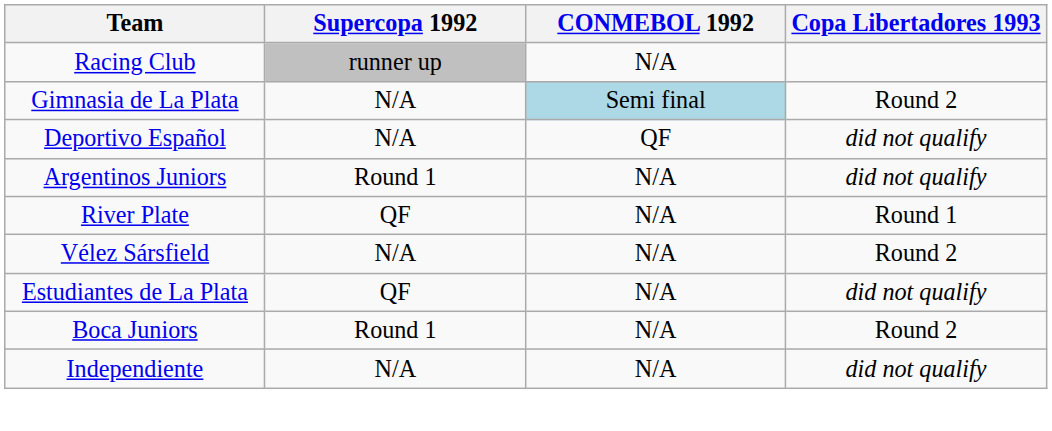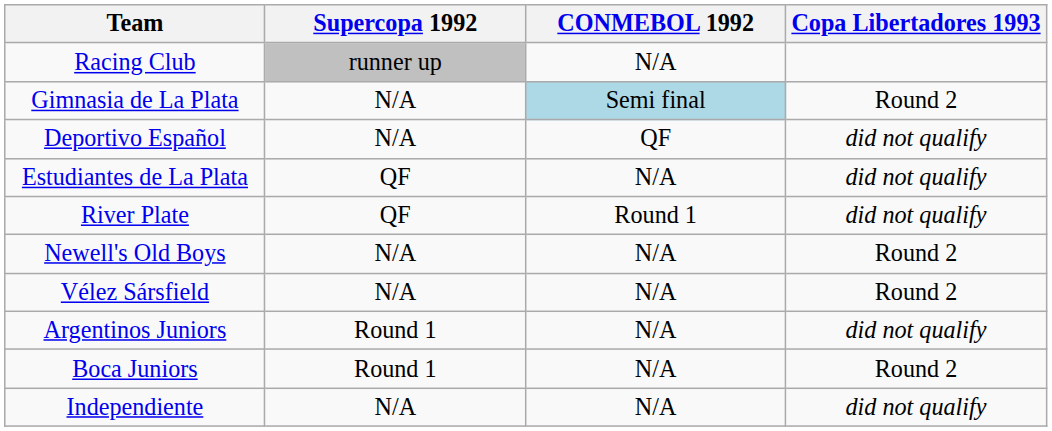rows swapped: (135, 291) <-> (135, 176)
(656, 215) N/A -> (656, 215) Round 1
(916, 215) Round 1 -> (916, 215) did not qualify
+ row: (135, 253)
